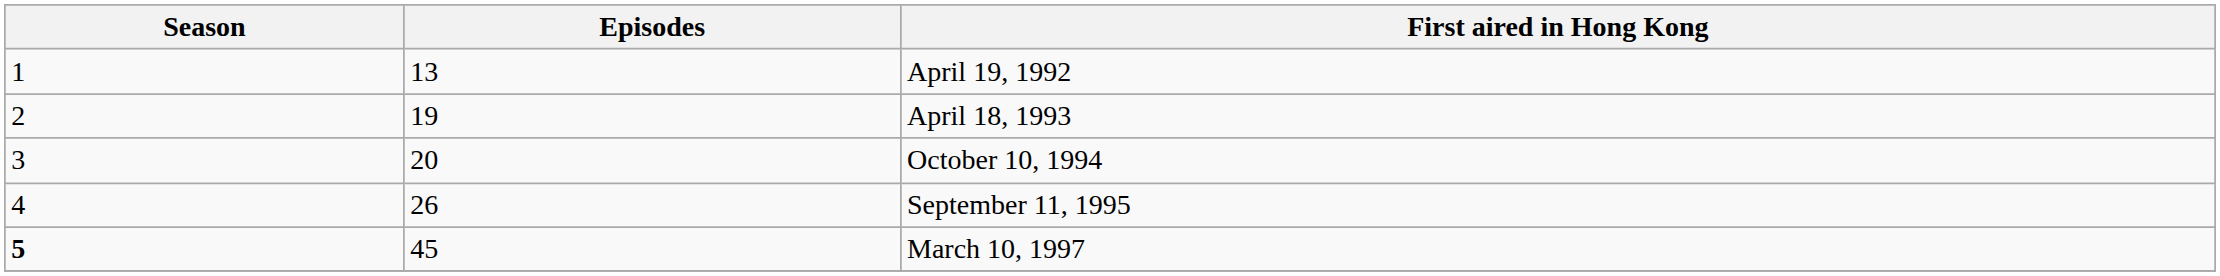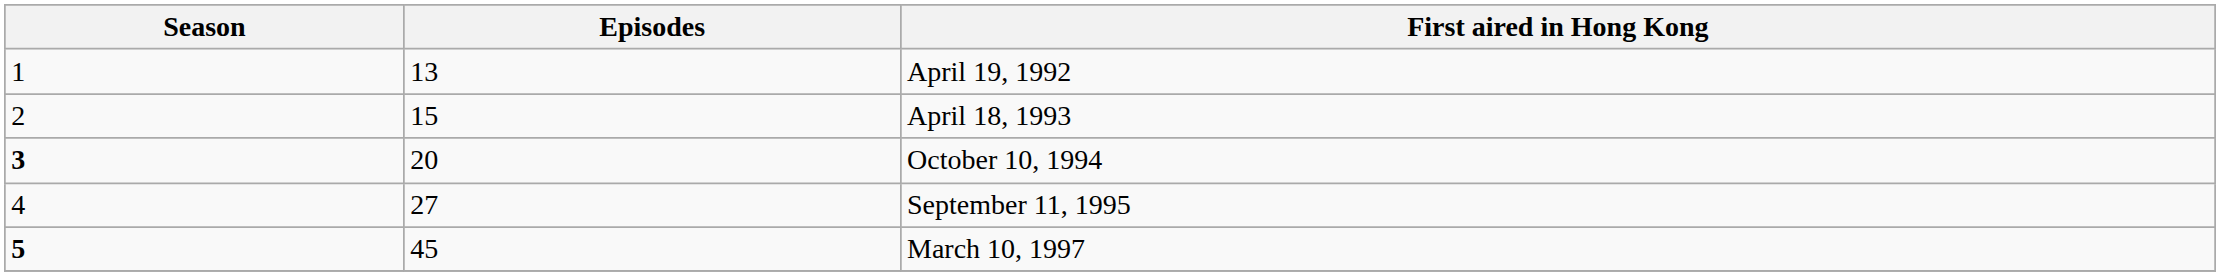(424, 115) 19 -> (424, 115) 15
(18, 159) normal -> (18, 159) bold
(424, 204) 26 -> (424, 204) 27
